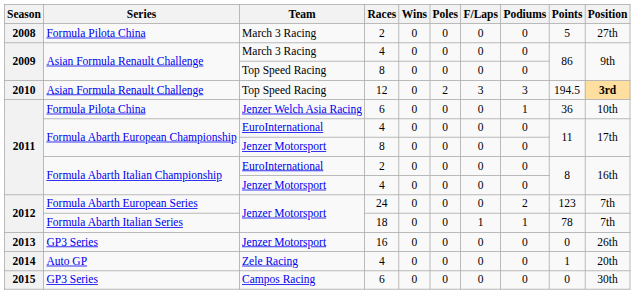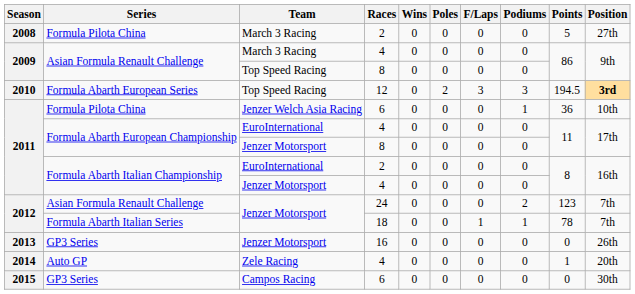(125, 90) Asian Formula Renault Challenge -> (122, 90) Formula Abarth European Series
(122, 204) Formula Abarth European Series -> (125, 204) Asian Formula Renault Challenge
